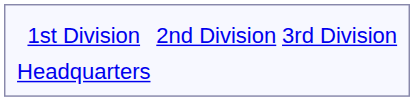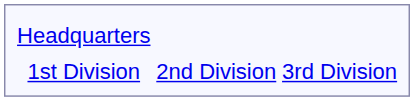rows swapped: (84, 35) <-> (84, 71)
